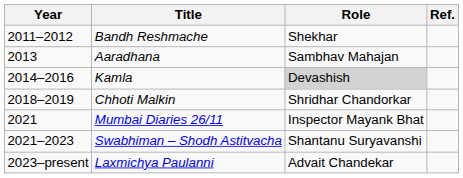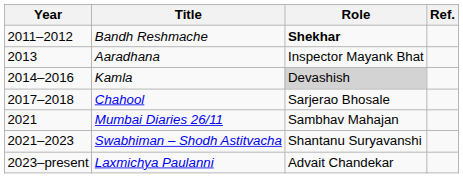(313, 36) normal -> (314, 36) bold
(343, 57) Sambhav Mahajan -> (356, 57) Inspector Mayank Bhat
+ row: (120, 99)
- row: (135, 99)
(356, 120) Inspector Mayank Bhat -> (343, 120) Sambhav Mahajan
